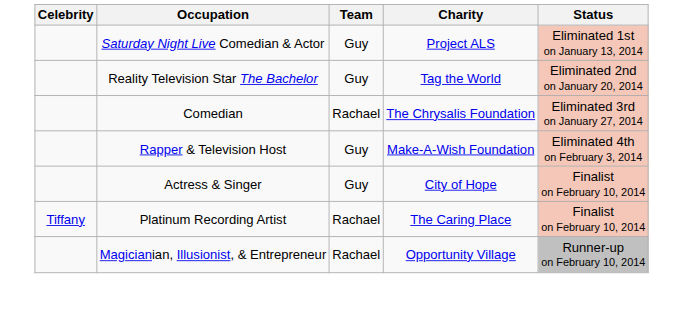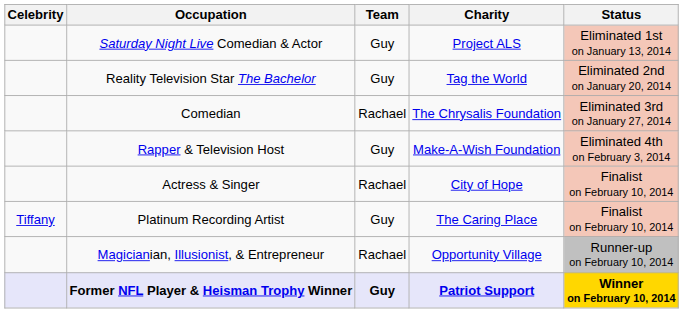(356, 184) Guy -> (382, 184) Rachael
(356, 219) Rachael -> (382, 219) Guy
+ row: (211, 290)
